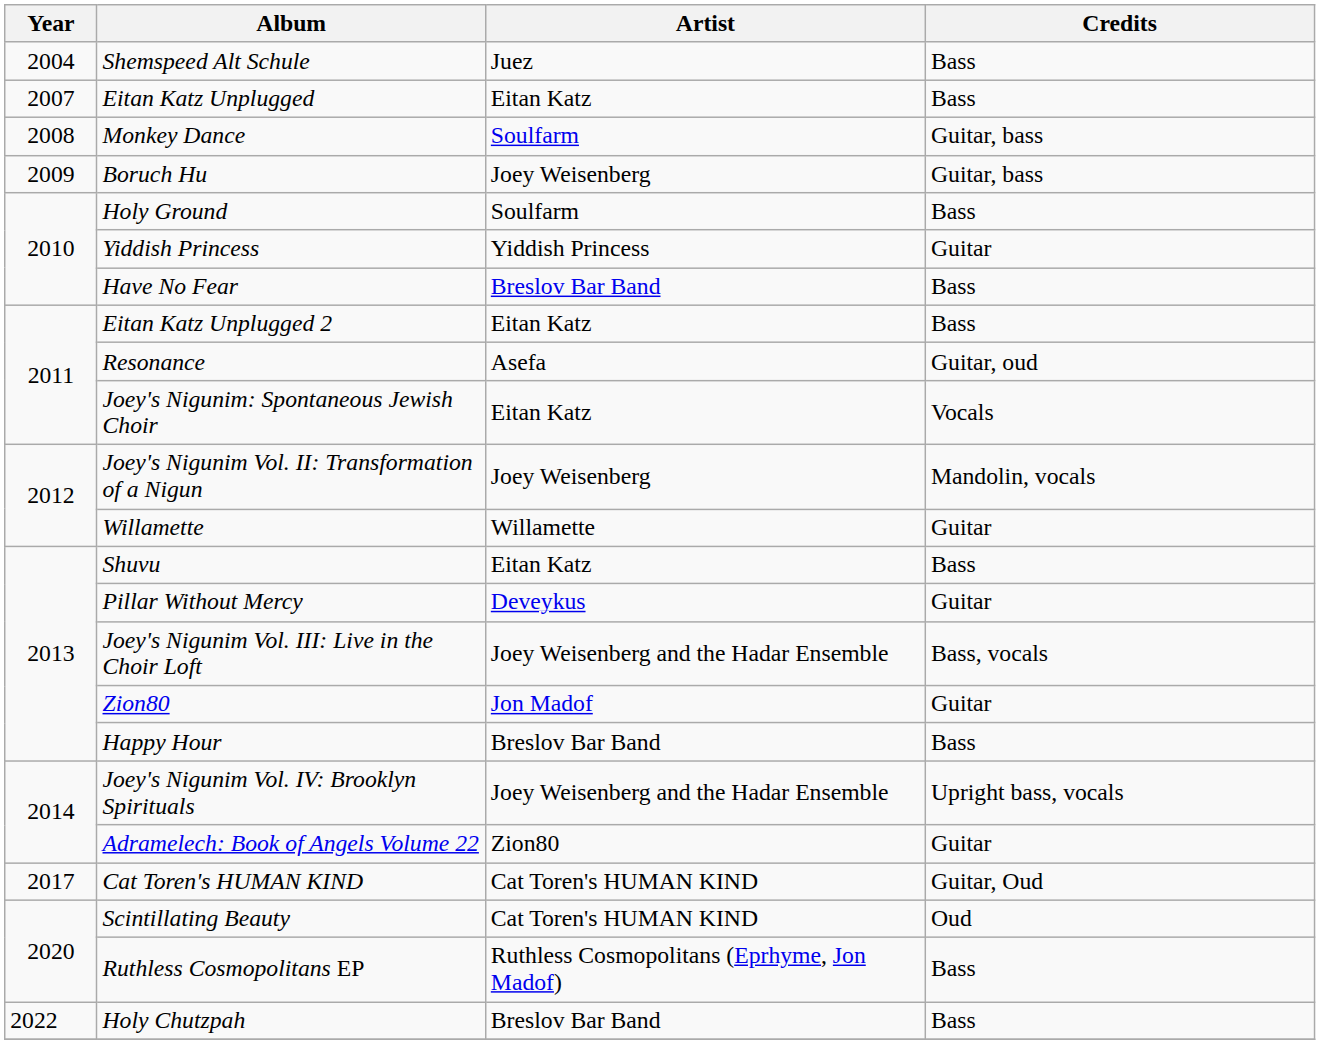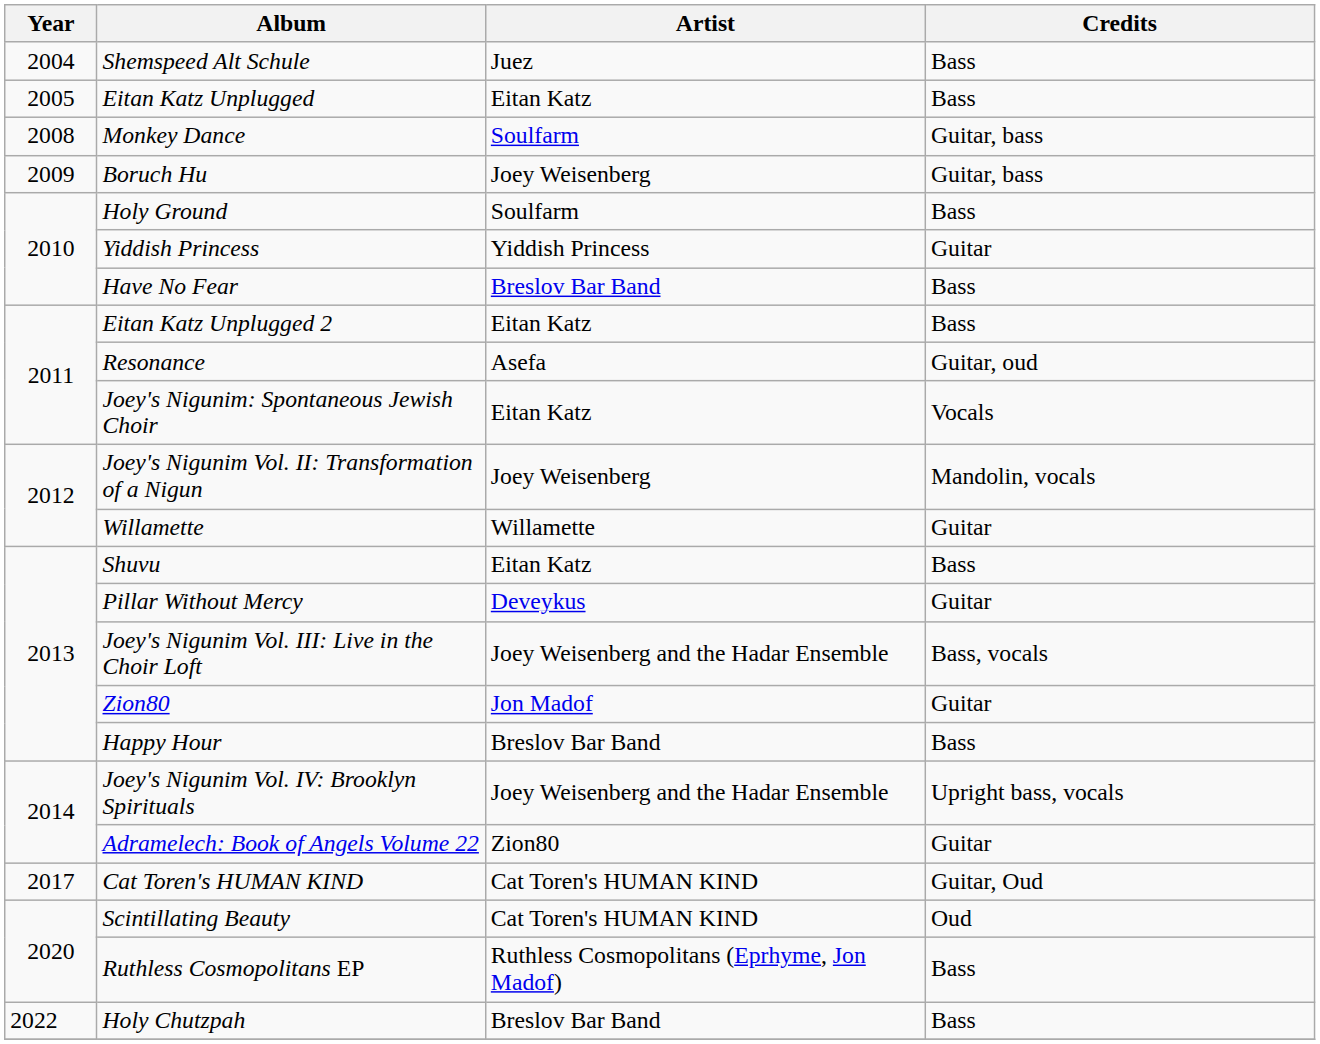(51, 98) 2007 -> (51, 98) 2005
